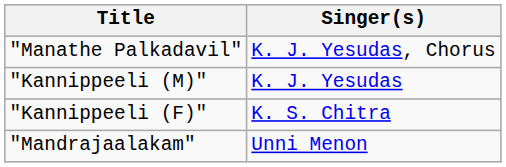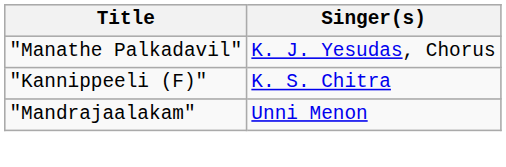- row: (108, 83)
